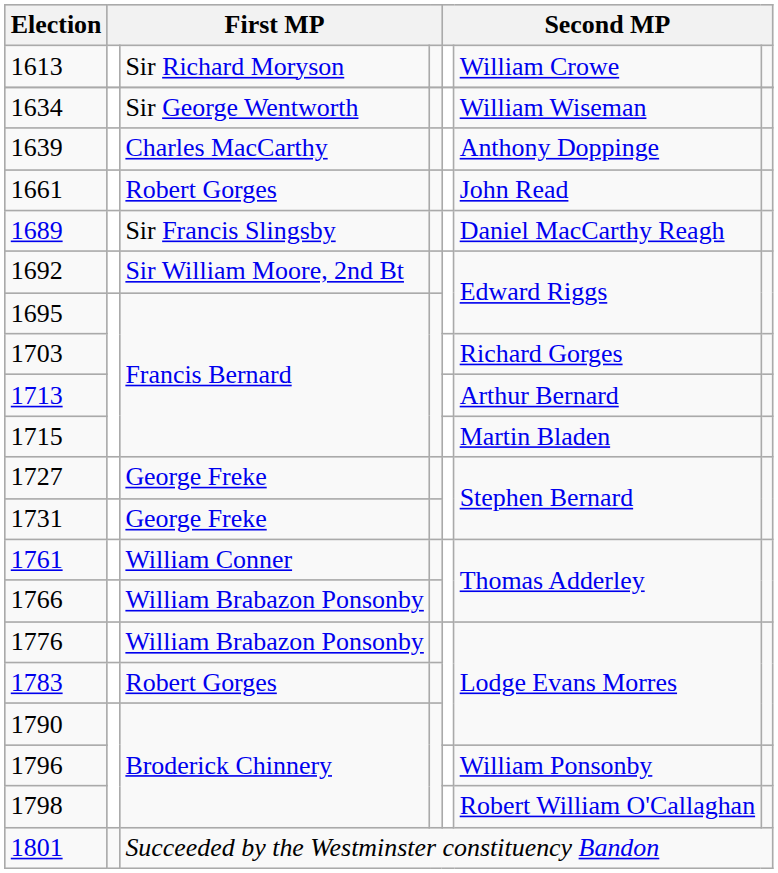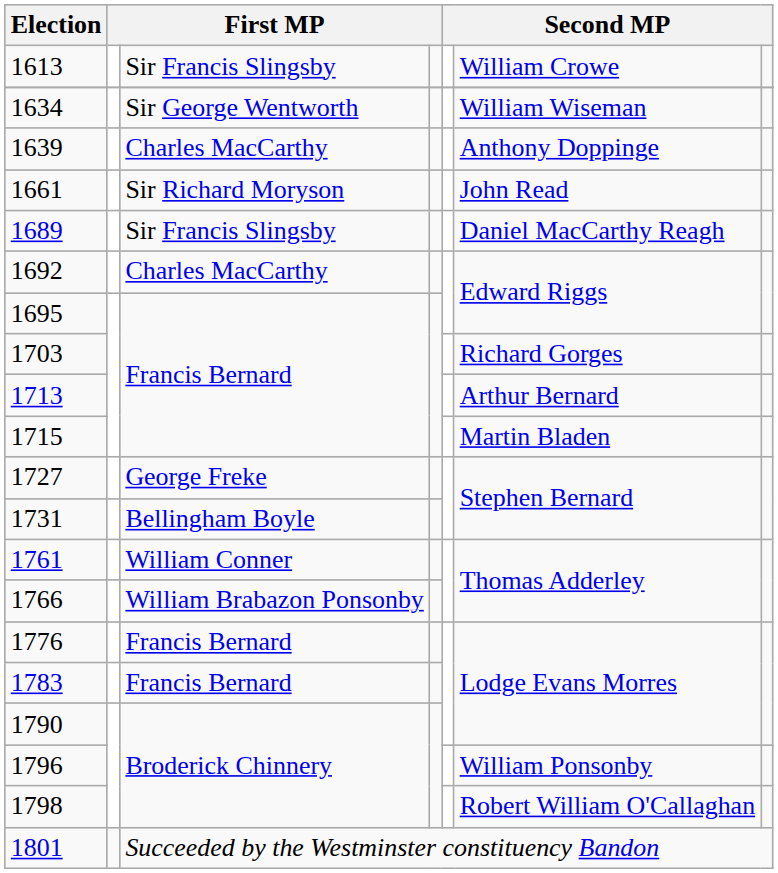(235, 66) Sir Richard Moryson -> (231, 66) Sir Francis Slingsby
(201, 189) Robert Gorges -> (235, 189) Sir Richard Moryson
(265, 271) Sir William Moore, 2nd Bt -> (227, 271) Charles MacCarthy
(196, 518) George Freke -> (220, 518) Bellingham Boyle
(275, 641) William Brabazon Ponsonby -> (209, 641) Francis Bernard
(201, 682) Robert Gorges -> (209, 682) Francis Bernard
